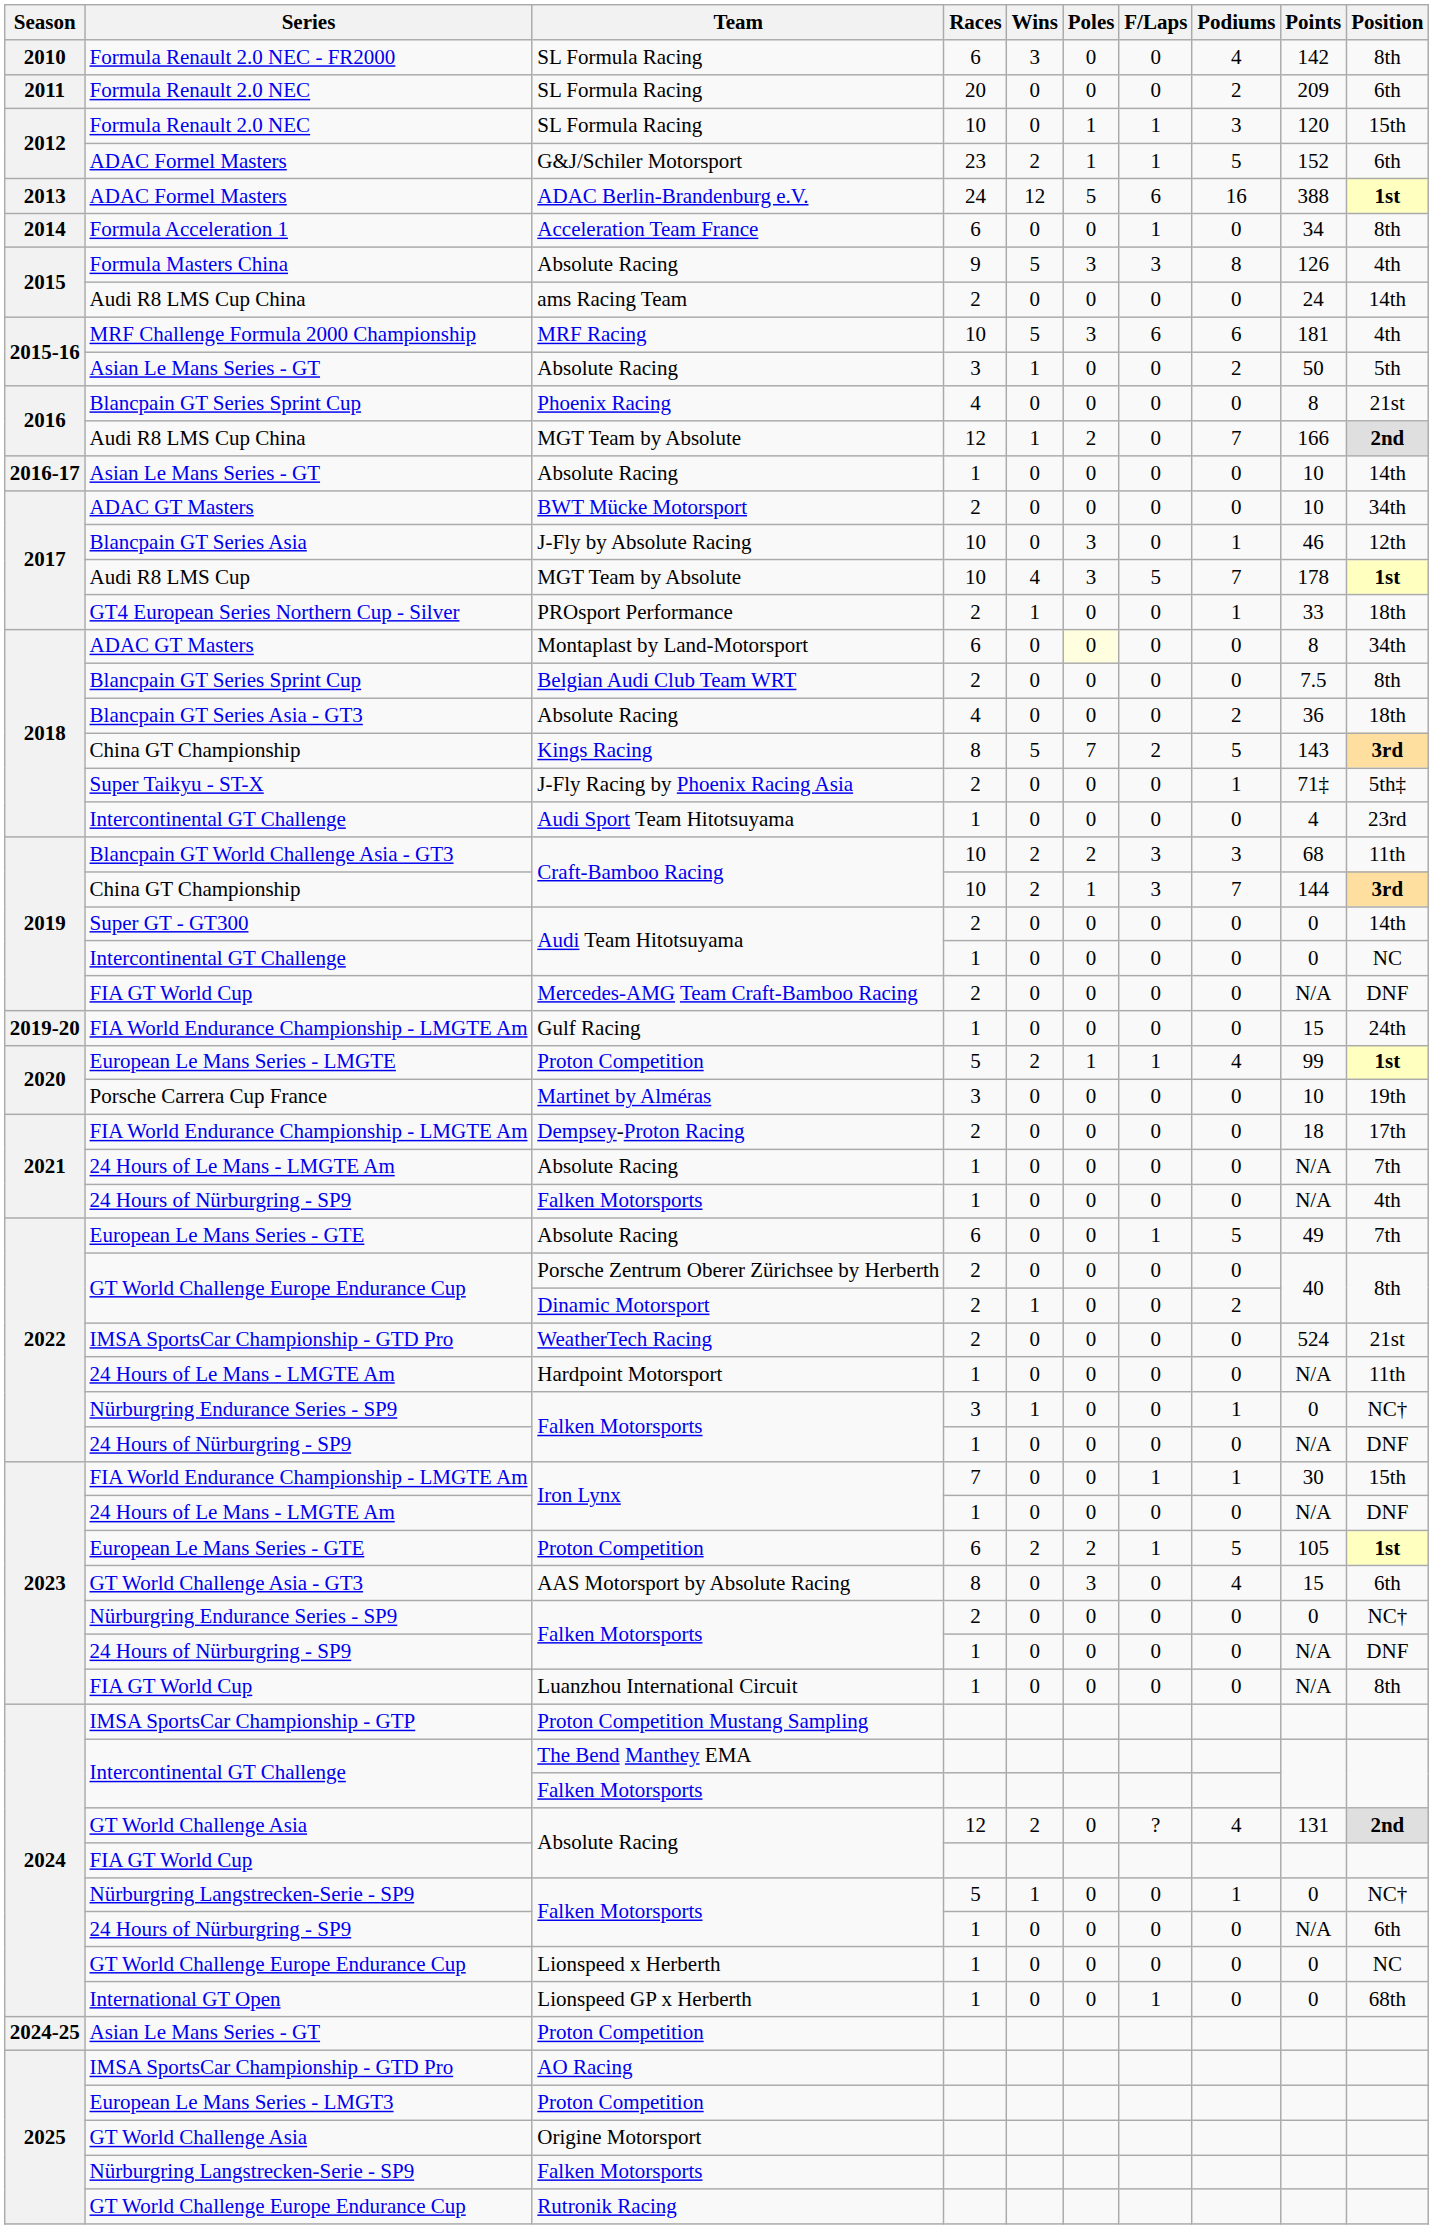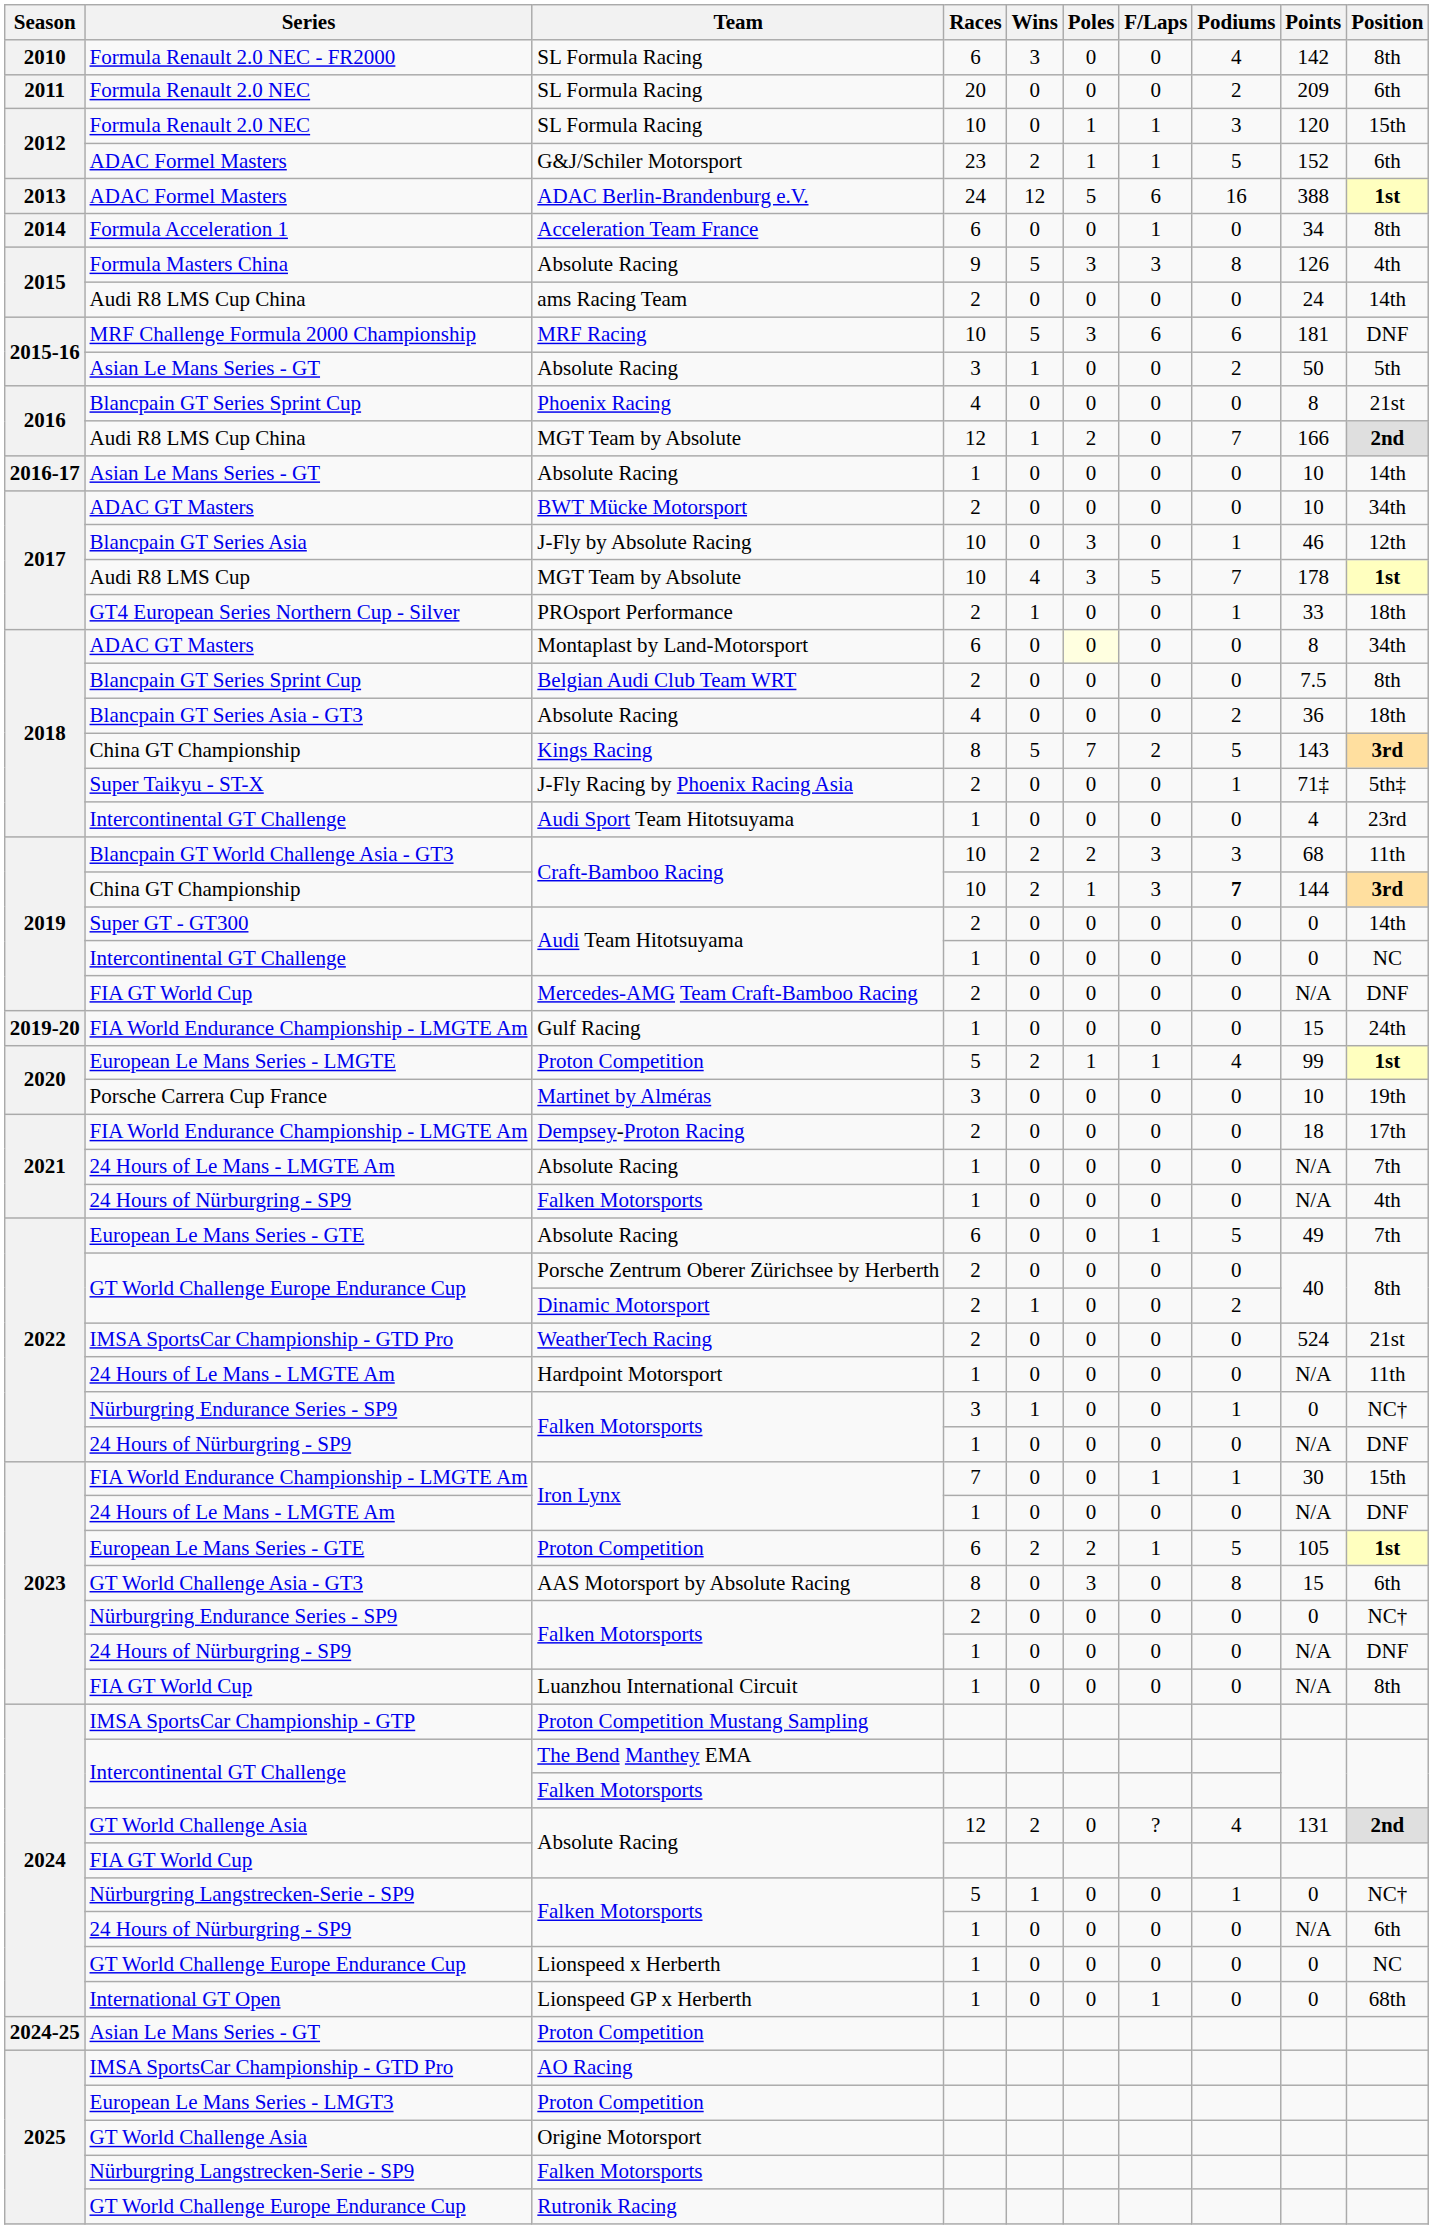(1387, 334) 4th -> (1387, 334) DNF
(1236, 889) normal -> (1236, 889) bold
(1236, 1582) 4 -> (1236, 1582) 8
